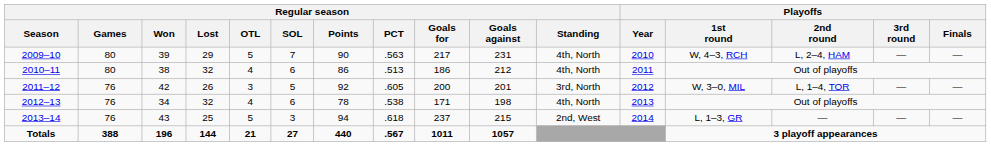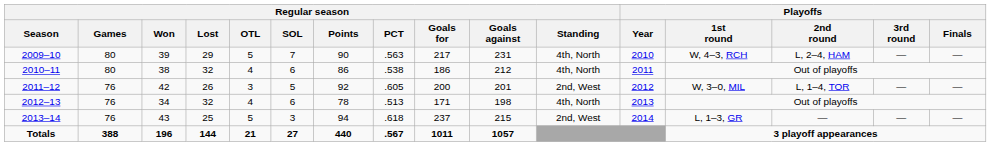(394, 70) .513 -> (394, 70) .538
(578, 86) 3rd, North -> (578, 86) 2nd, West
(394, 102) .538 -> (394, 102) .513
